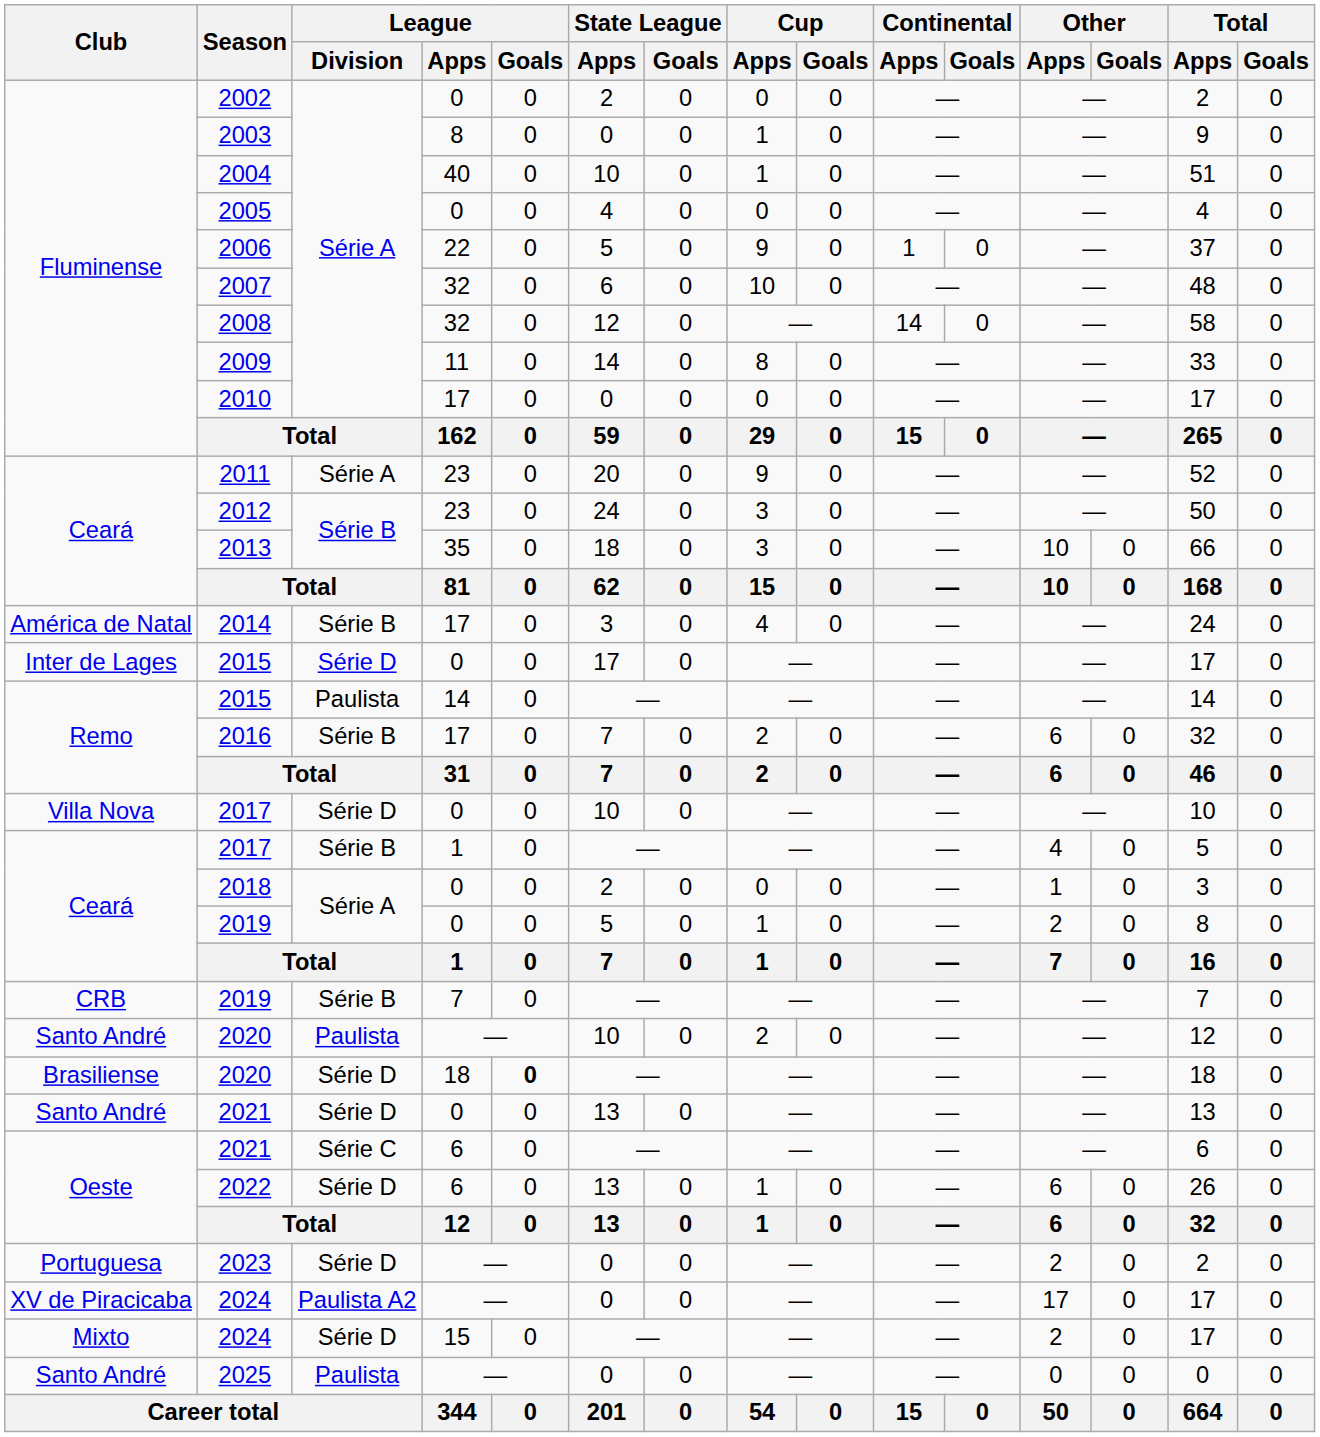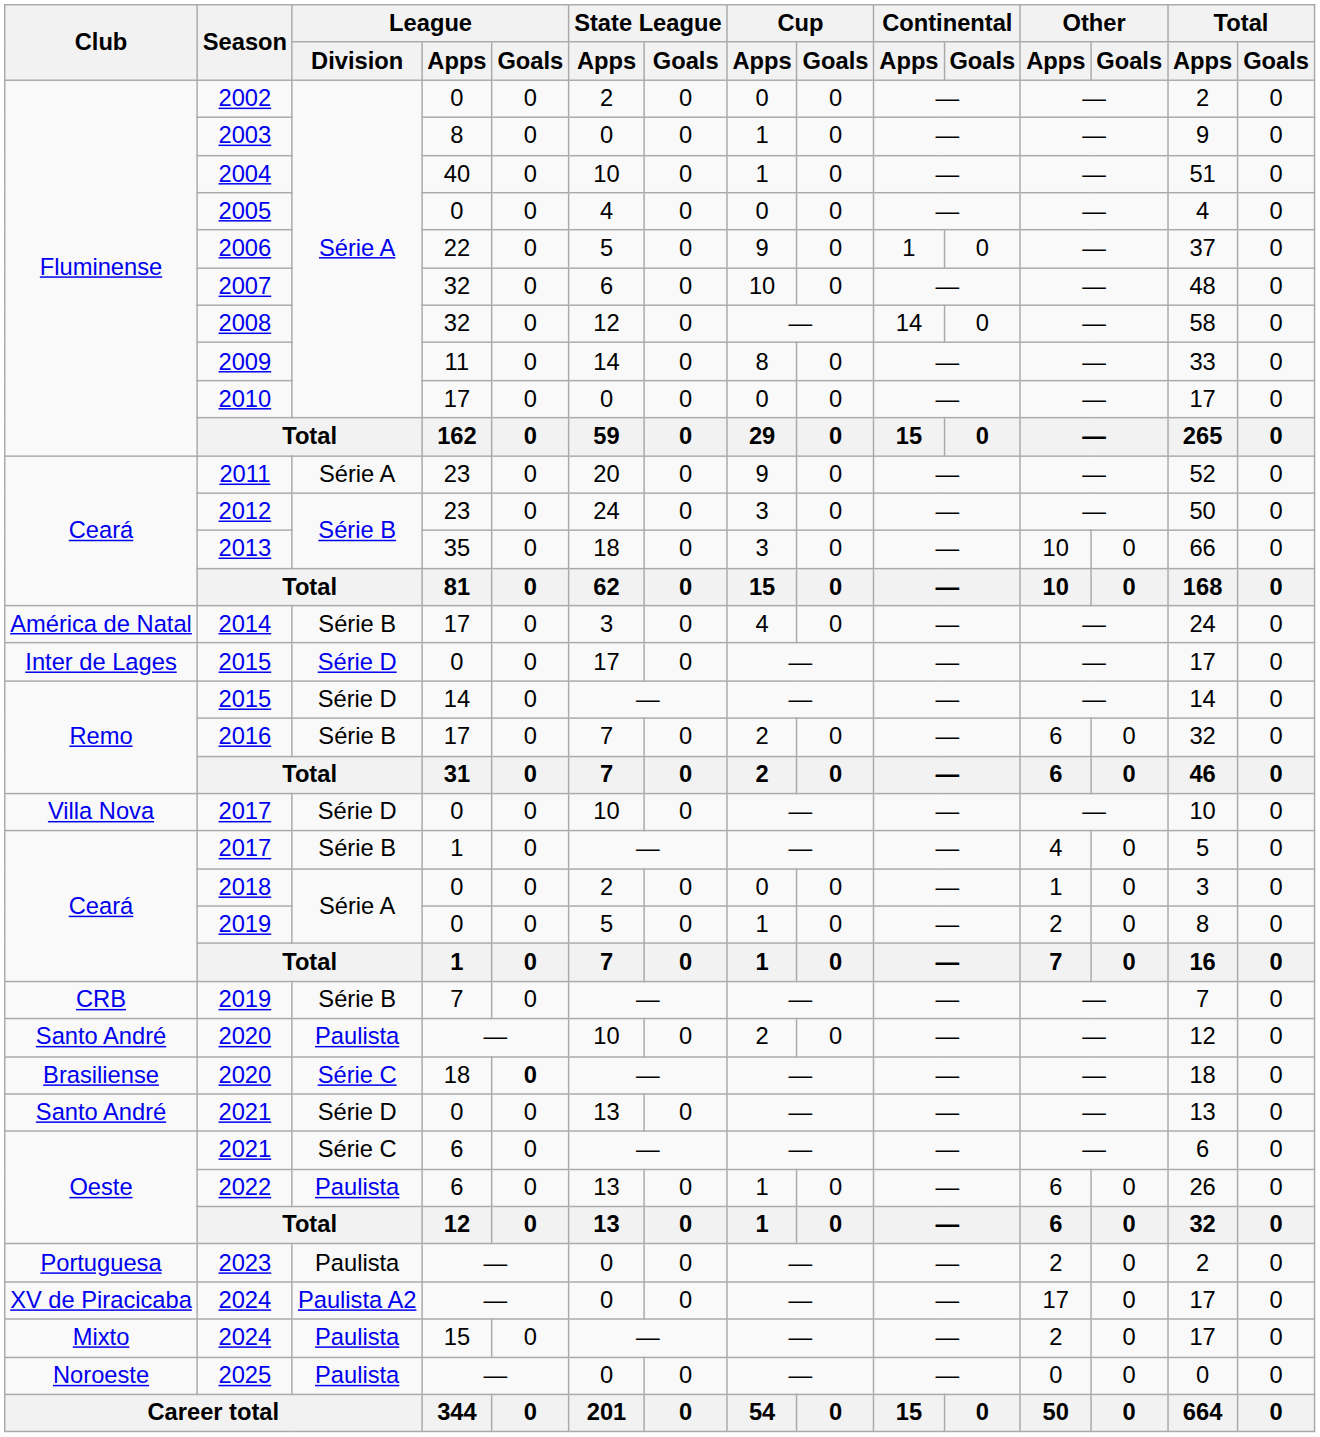(357, 699) Paulista -> (357, 699) Série D
(357, 1074) Série D -> (357, 1074) Série C
(357, 1187) Série D -> (357, 1187) Paulista
(357, 1262) Série D -> (357, 1262) Paulista
(357, 1337) Série D -> (357, 1337) Paulista
(101, 1375) Santo André -> (101, 1375) Noroeste
